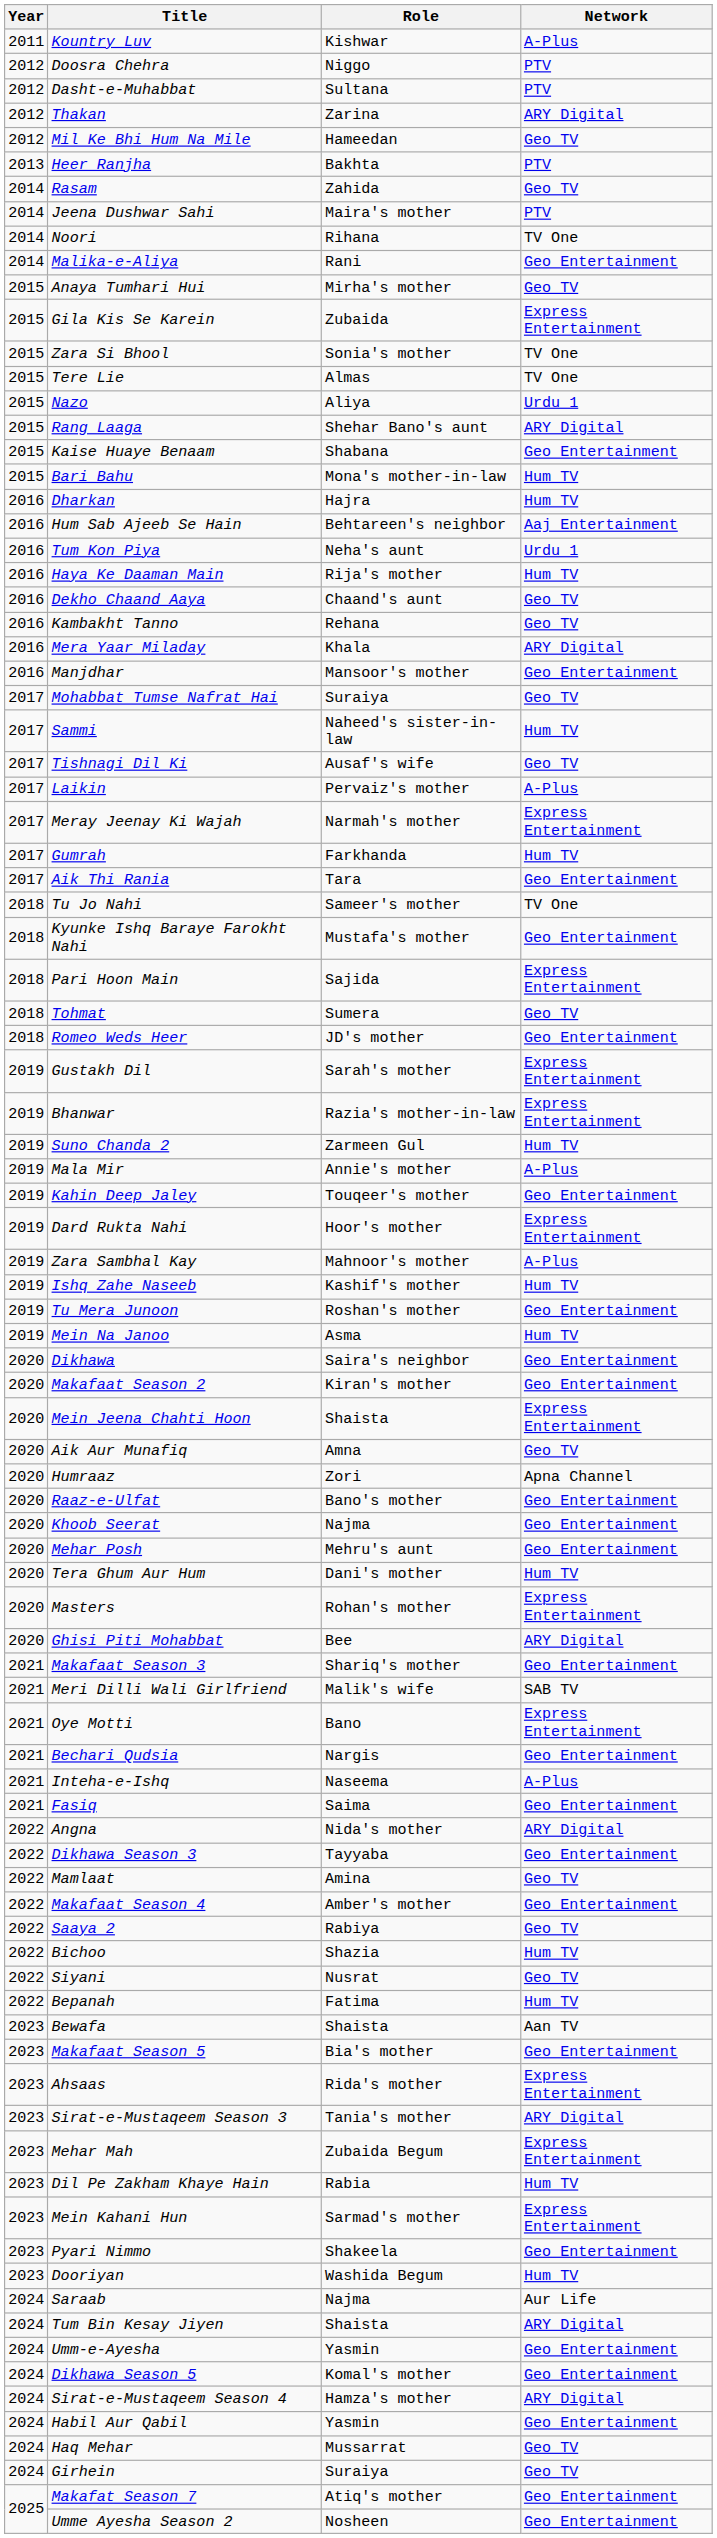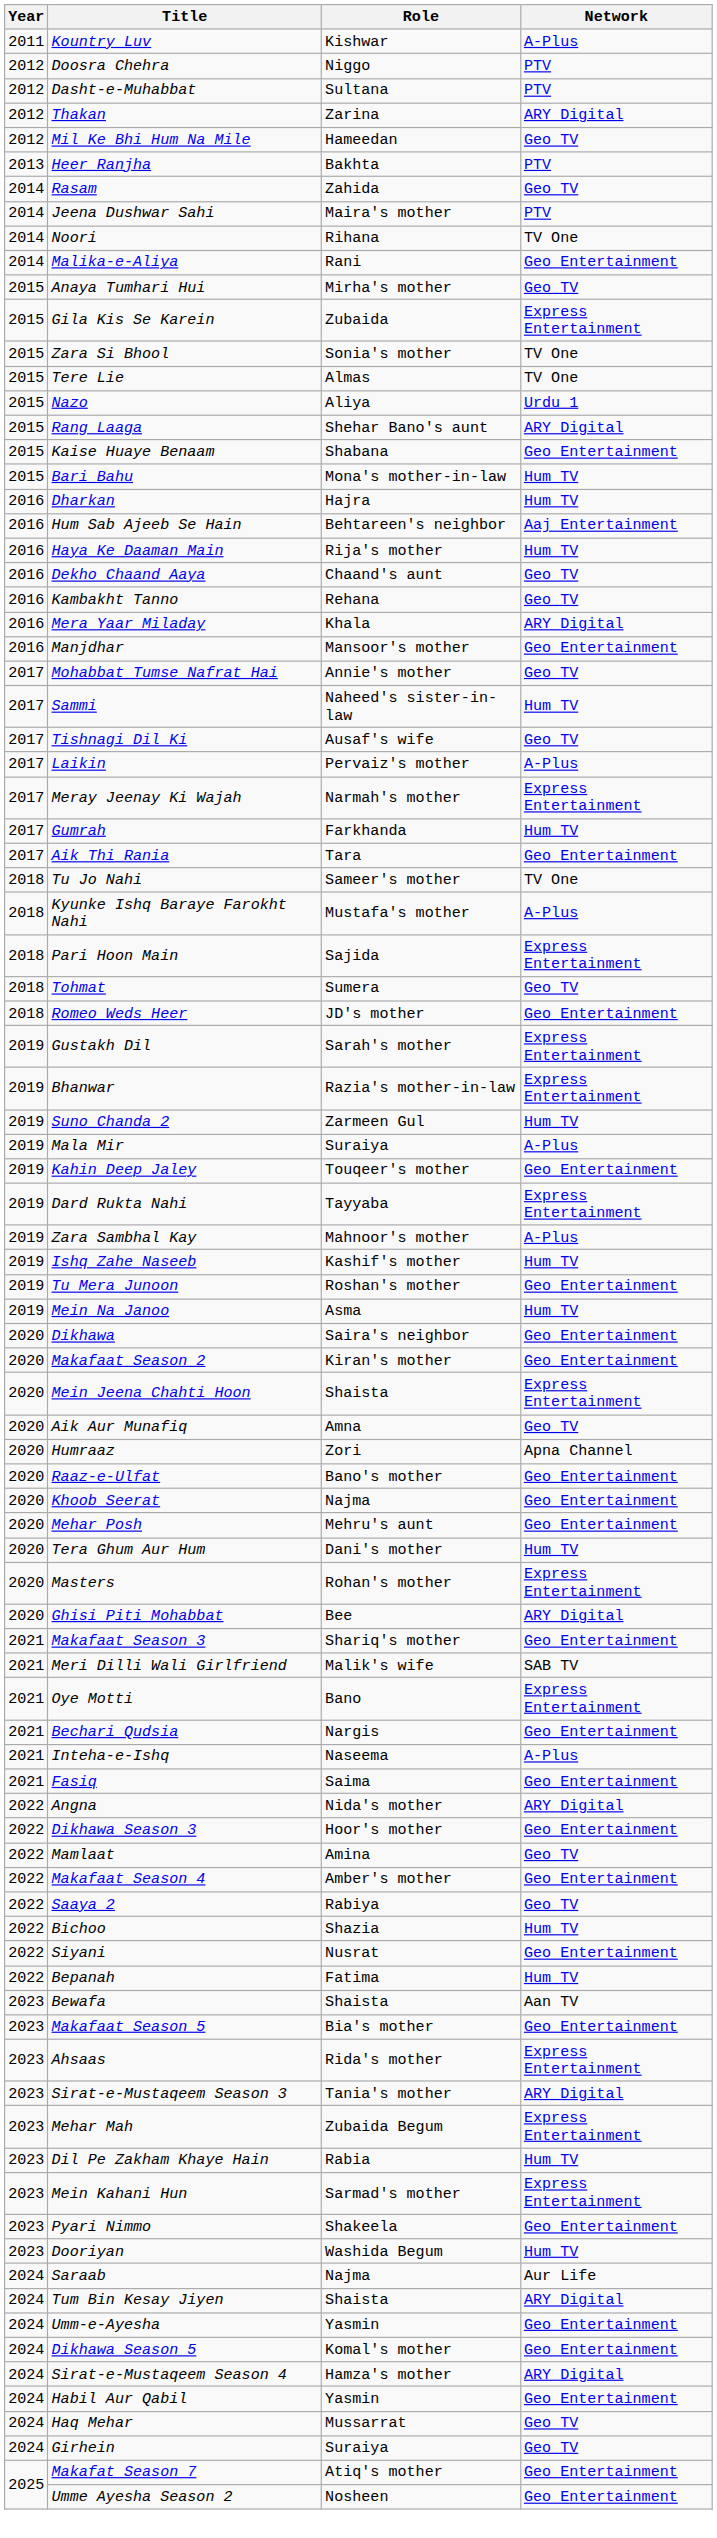- row: (106, 550)
(357, 698) Suraiya -> (388, 673) Annie's mother
(601, 938) Geo Entertainment -> (551, 913) A-Plus
(388, 1171) Annie's mother -> (357, 1146) Suraiya
(384, 1229) Hoor's mother -> (357, 1204) Tayyaba
(357, 1855) Tayyaba -> (384, 1830) Hoor's mother
(551, 1978) Geo TV -> (601, 1953) Geo Entertainment
